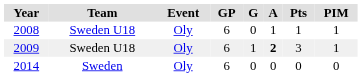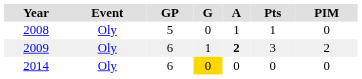- column: (102, 12)
(227, 30) 6 -> (170, 30) 5
(336, 30) 1 -> (327, 30) 0
(336, 48) 1 -> (327, 48) 2
(253, 65) no background -> (208, 65) gold background
